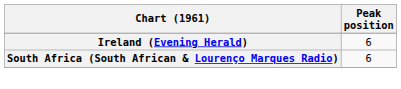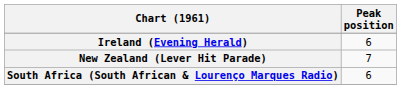+ row: (173, 59)
